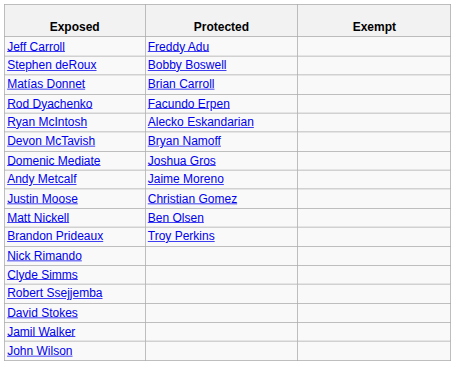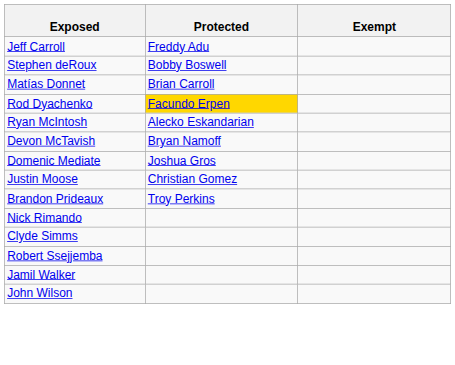(189, 103) no background -> (189, 103) gold background
- row: (42, 179)
- row: (38, 217)
- row: (42, 312)
